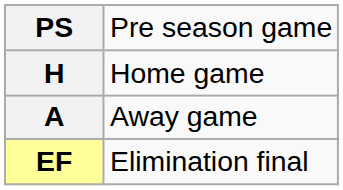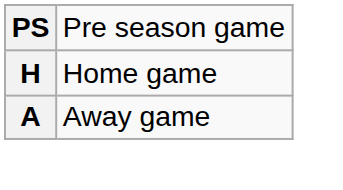- row: (54, 162)
